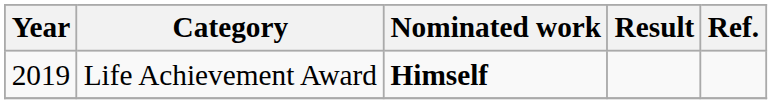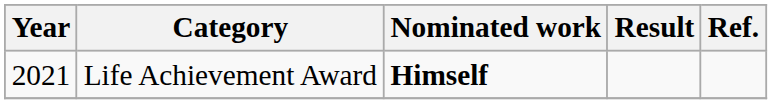(41, 74) 2019 -> (41, 74) 2021
